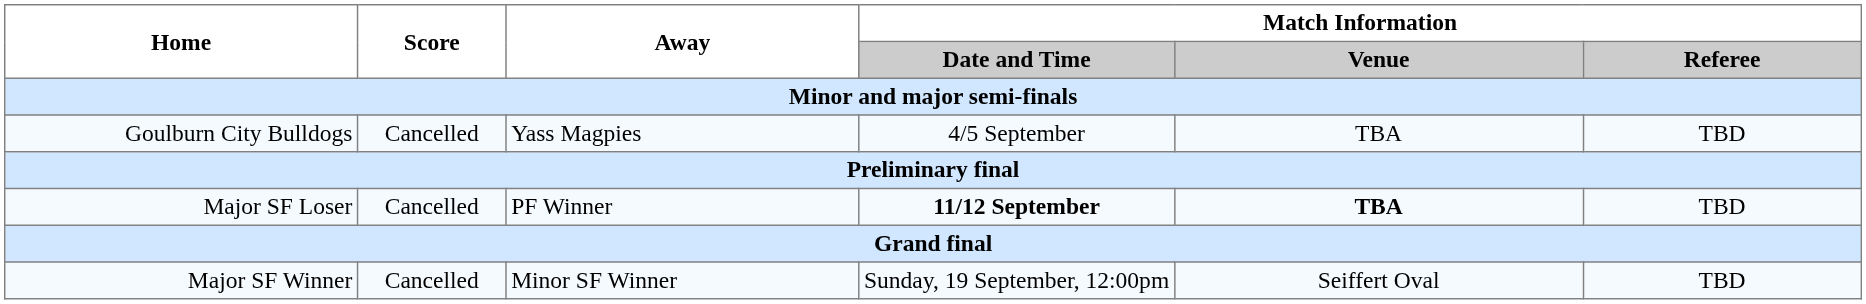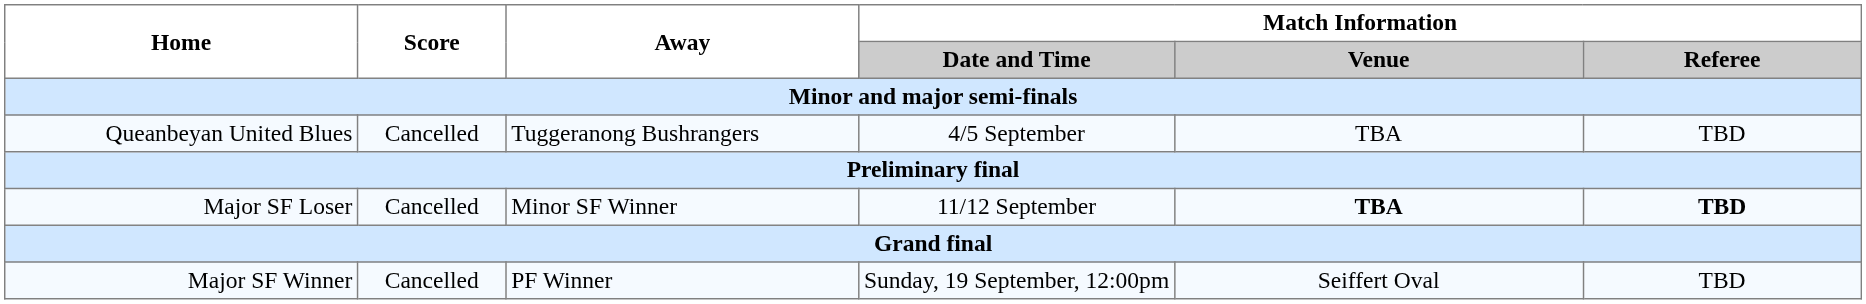+ row: (229, 133)
- row: (239, 133)
(562, 206) PF Winner -> (594, 206) Minor SF Winner
(1017, 206) bold -> (1017, 206) normal
(1722, 206) normal -> (1722, 206) bold
(594, 280) Minor SF Winner -> (562, 280) PF Winner
